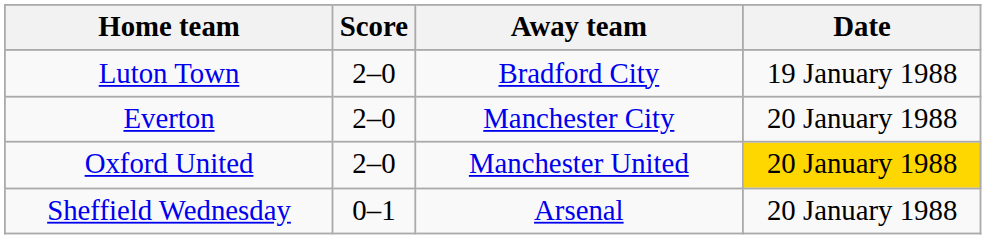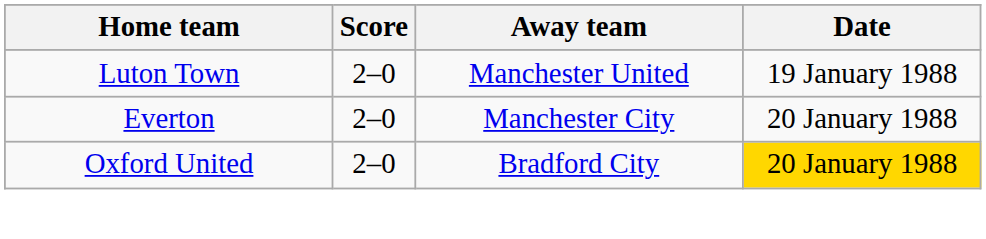(579, 73) Bradford City -> (579, 73) Manchester United
(579, 164) Manchester United -> (579, 164) Bradford City
- row: (169, 210)
